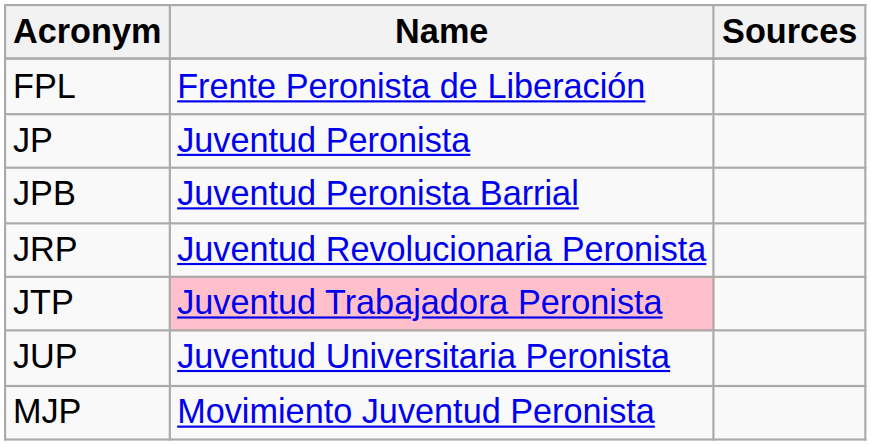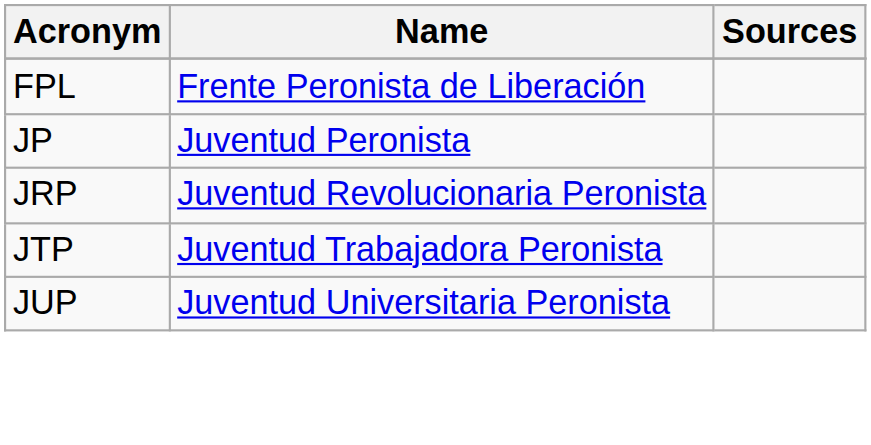- row: (44, 194)
(420, 303) pink background -> (420, 248) no background
- row: (47, 411)
